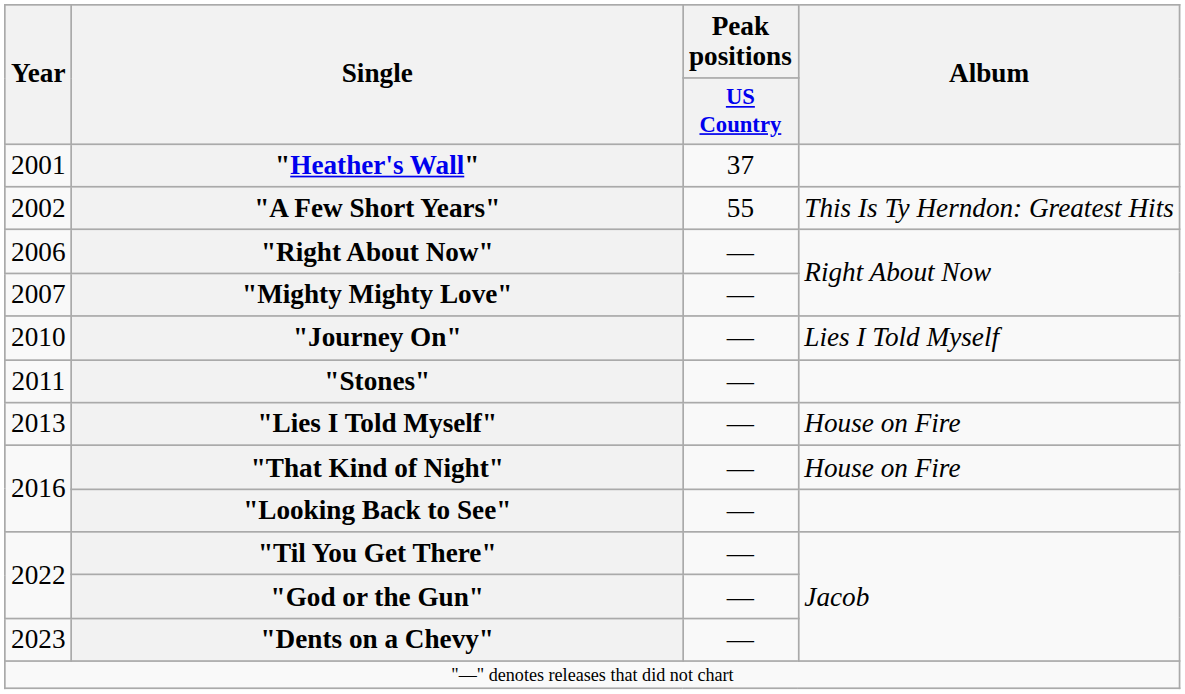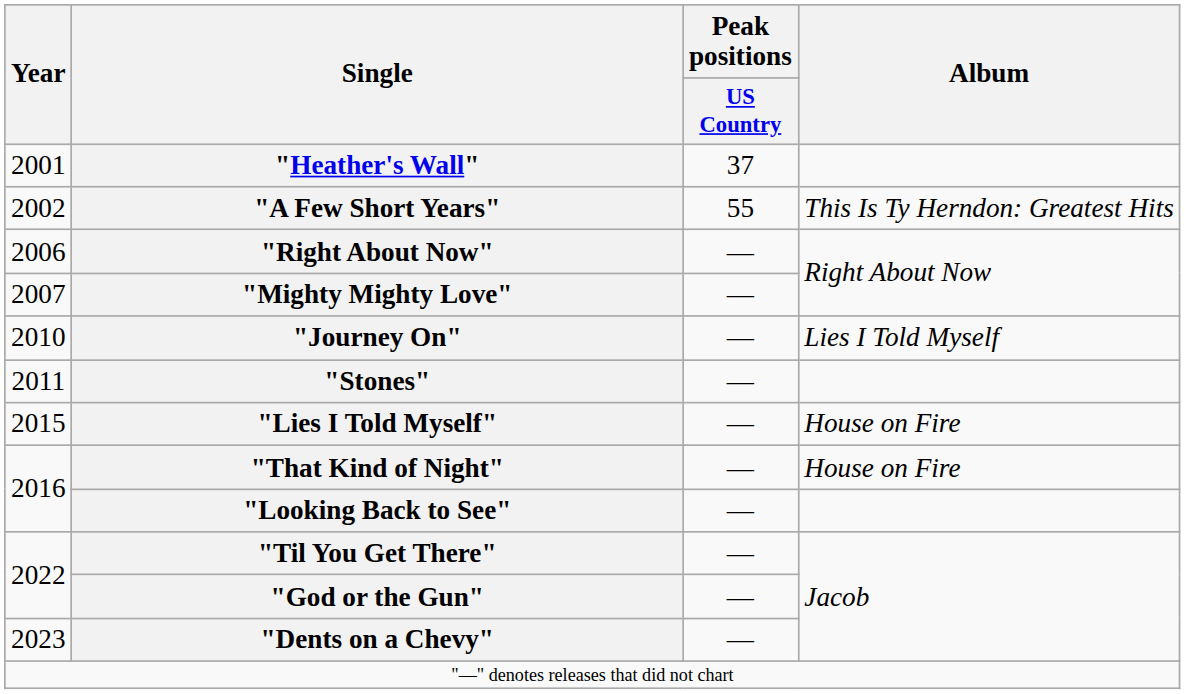(38, 423) 2013 -> (38, 423) 2015
